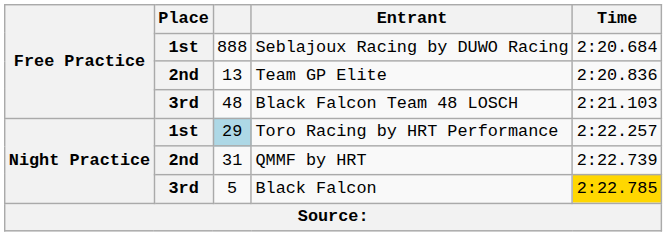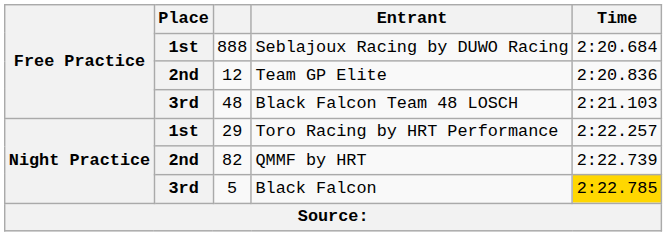(232, 75) 13 -> (232, 75) 12
(232, 132) lightblue background -> (232, 132) no background
(232, 160) 31 -> (232, 160) 82
